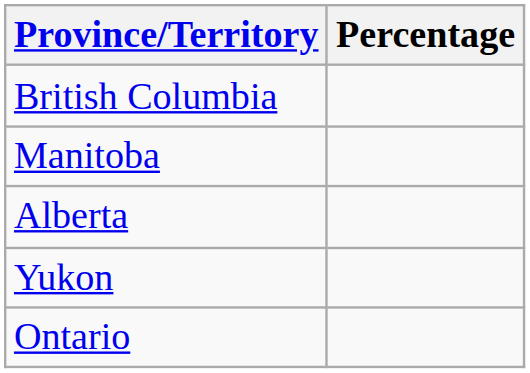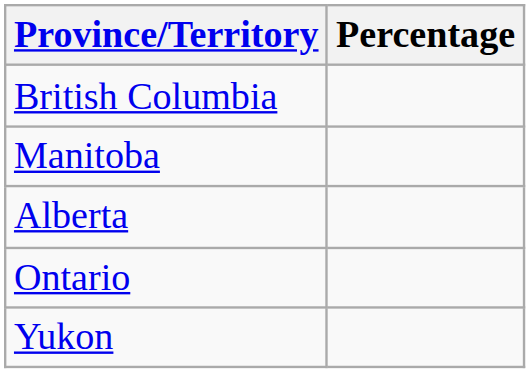rows swapped: (72, 336) <-> (64, 276)
